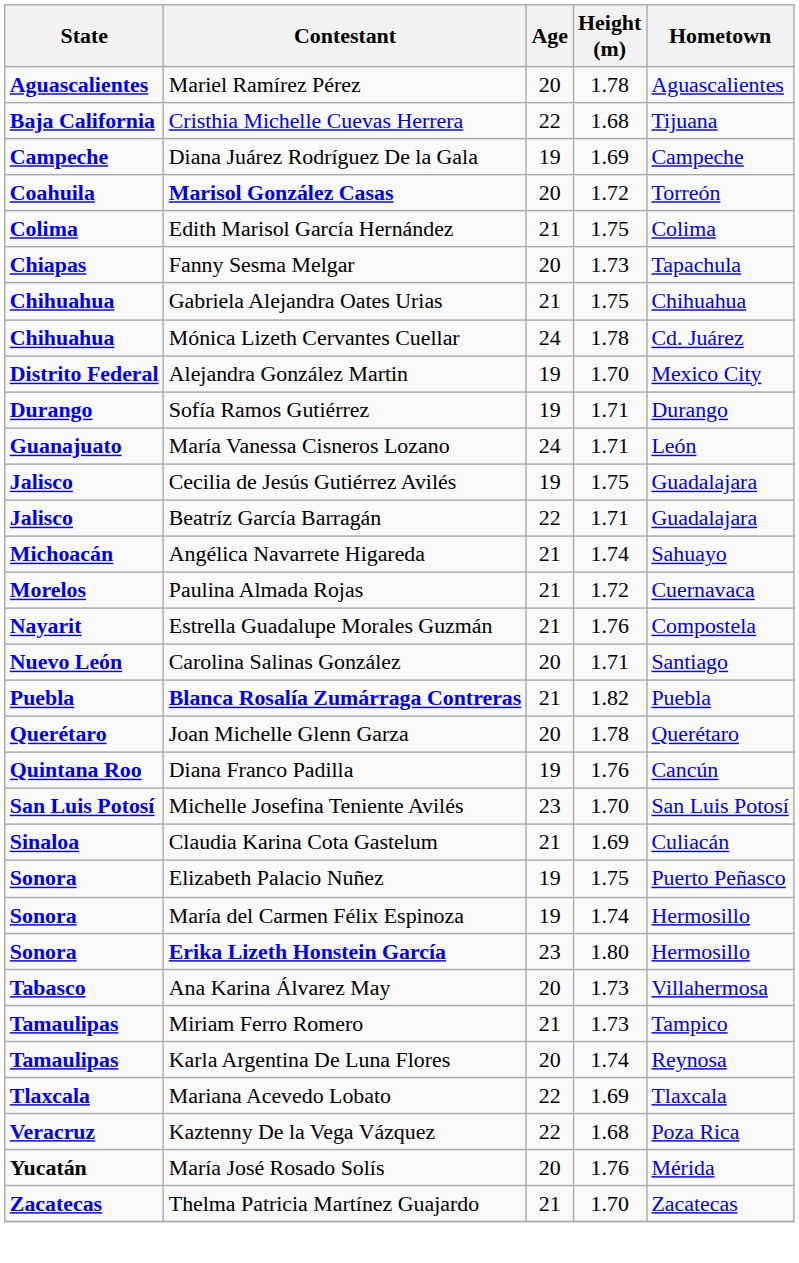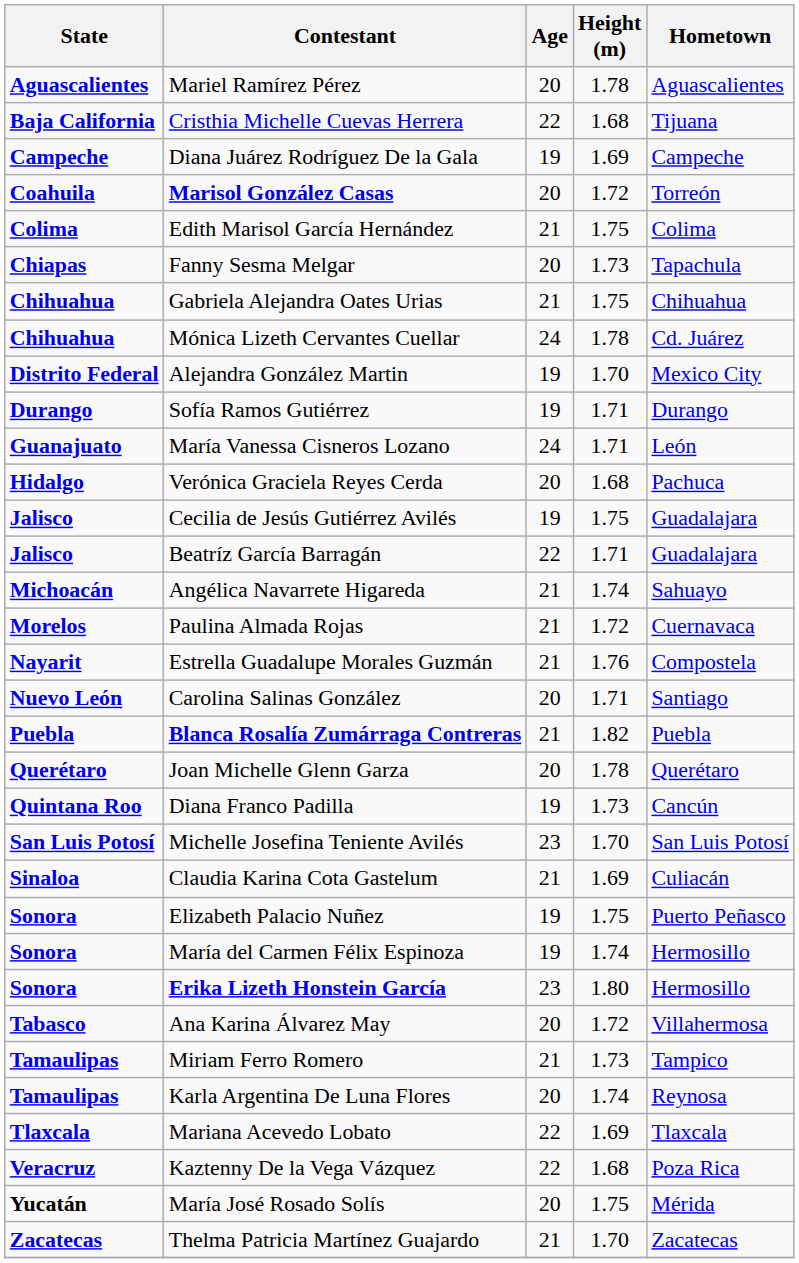+ row: (306, 481)
(610, 770) 1.76 -> (610, 806) 1.73
(610, 986) 1.73 -> (610, 1023) 1.72
(610, 1167) 1.76 -> (610, 1203) 1.75
